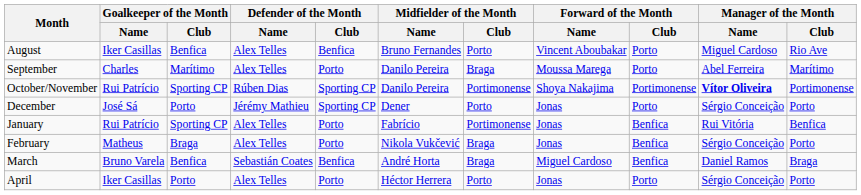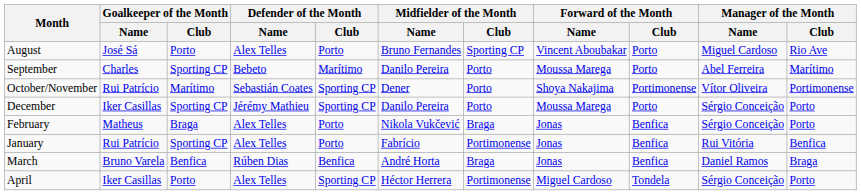(132, 50) Iker Casillas -> (120, 50) José Sá
(188, 50) Benfica -> (183, 50) Porto
(336, 50) Benfica -> (331, 50) Porto
(479, 50) Porto -> (495, 50) Sporting CP
(192, 69) Marítimo -> (199, 69) Sporting CP
(260, 69) Alex Telles -> (250, 69) Bebeto
(331, 69) Porto -> (340, 69) Marítimo
(480, 69) Braga -> (479, 69) Porto
(199, 87) Sporting CP -> (192, 87) Marítimo
(261, 87) Rúben Dias -> (273, 87) Sebastián Coates
(415, 87) Danilo Pereira -> (395, 87) Dener
(499, 87) Portimonense -> (479, 87) Porto
(737, 87) bold -> (735, 87) normal
(120, 106) José Sá -> (132, 106) Iker Casillas
(183, 106) Porto -> (199, 106) Sporting CP
(395, 106) Dener -> (415, 106) Danilo Pereira
(549, 106) Jonas -> (574, 106) Moussa Marega
rows swapped: (25, 124) <-> (28, 143)
(273, 161) Sebastián Coates -> (261, 161) Rúben Dias
(574, 161) Miguel Cardoso -> (549, 161) Jonas
(331, 180) Porto -> (347, 180) Sporting CP
(479, 180) Porto -> (499, 180) Portimonense
(549, 180) Jonas -> (574, 180) Miguel Cardoso
(645, 180) Porto -> (651, 180) Tondela
